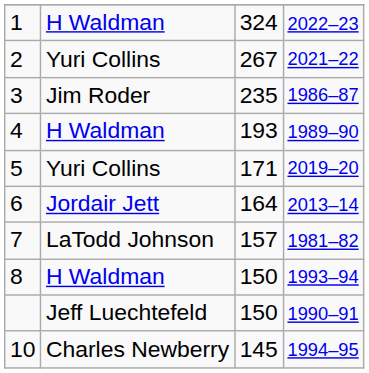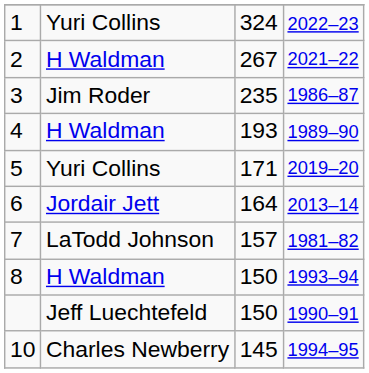(105, 22) H Waldman -> (103, 22) Yuri Collins
(103, 58) Yuri Collins -> (105, 58) H Waldman
